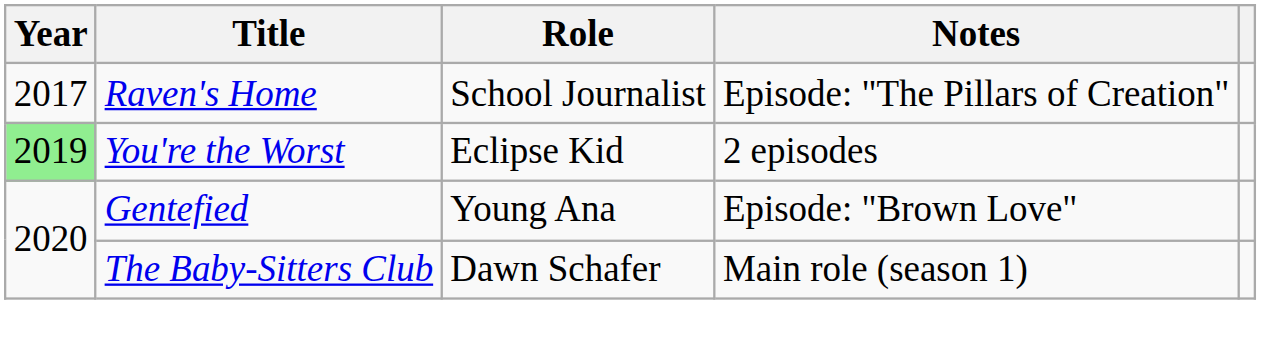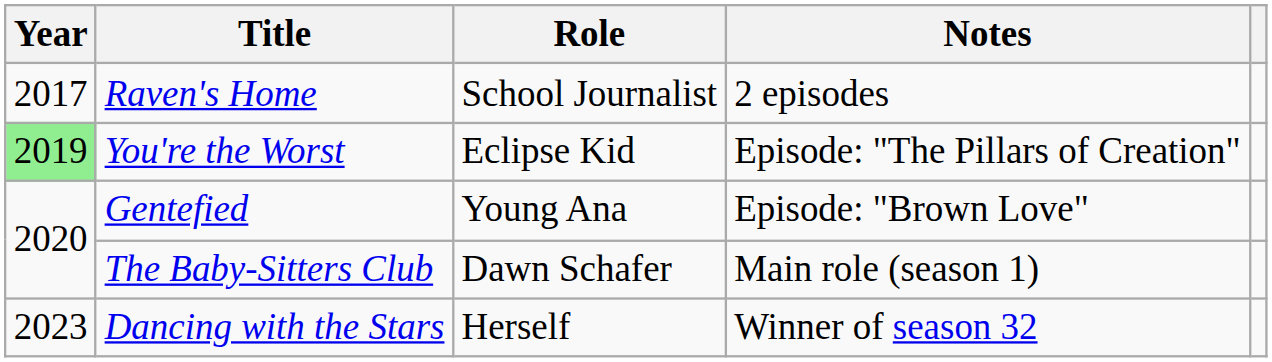(976, 92) Episode: "The Pillars of Creation" -> (812, 92) 2 episodes
(800, 151) 2 episodes -> (987, 151) Episode: "The Pillars of Creation"
+ row: (275, 326)
